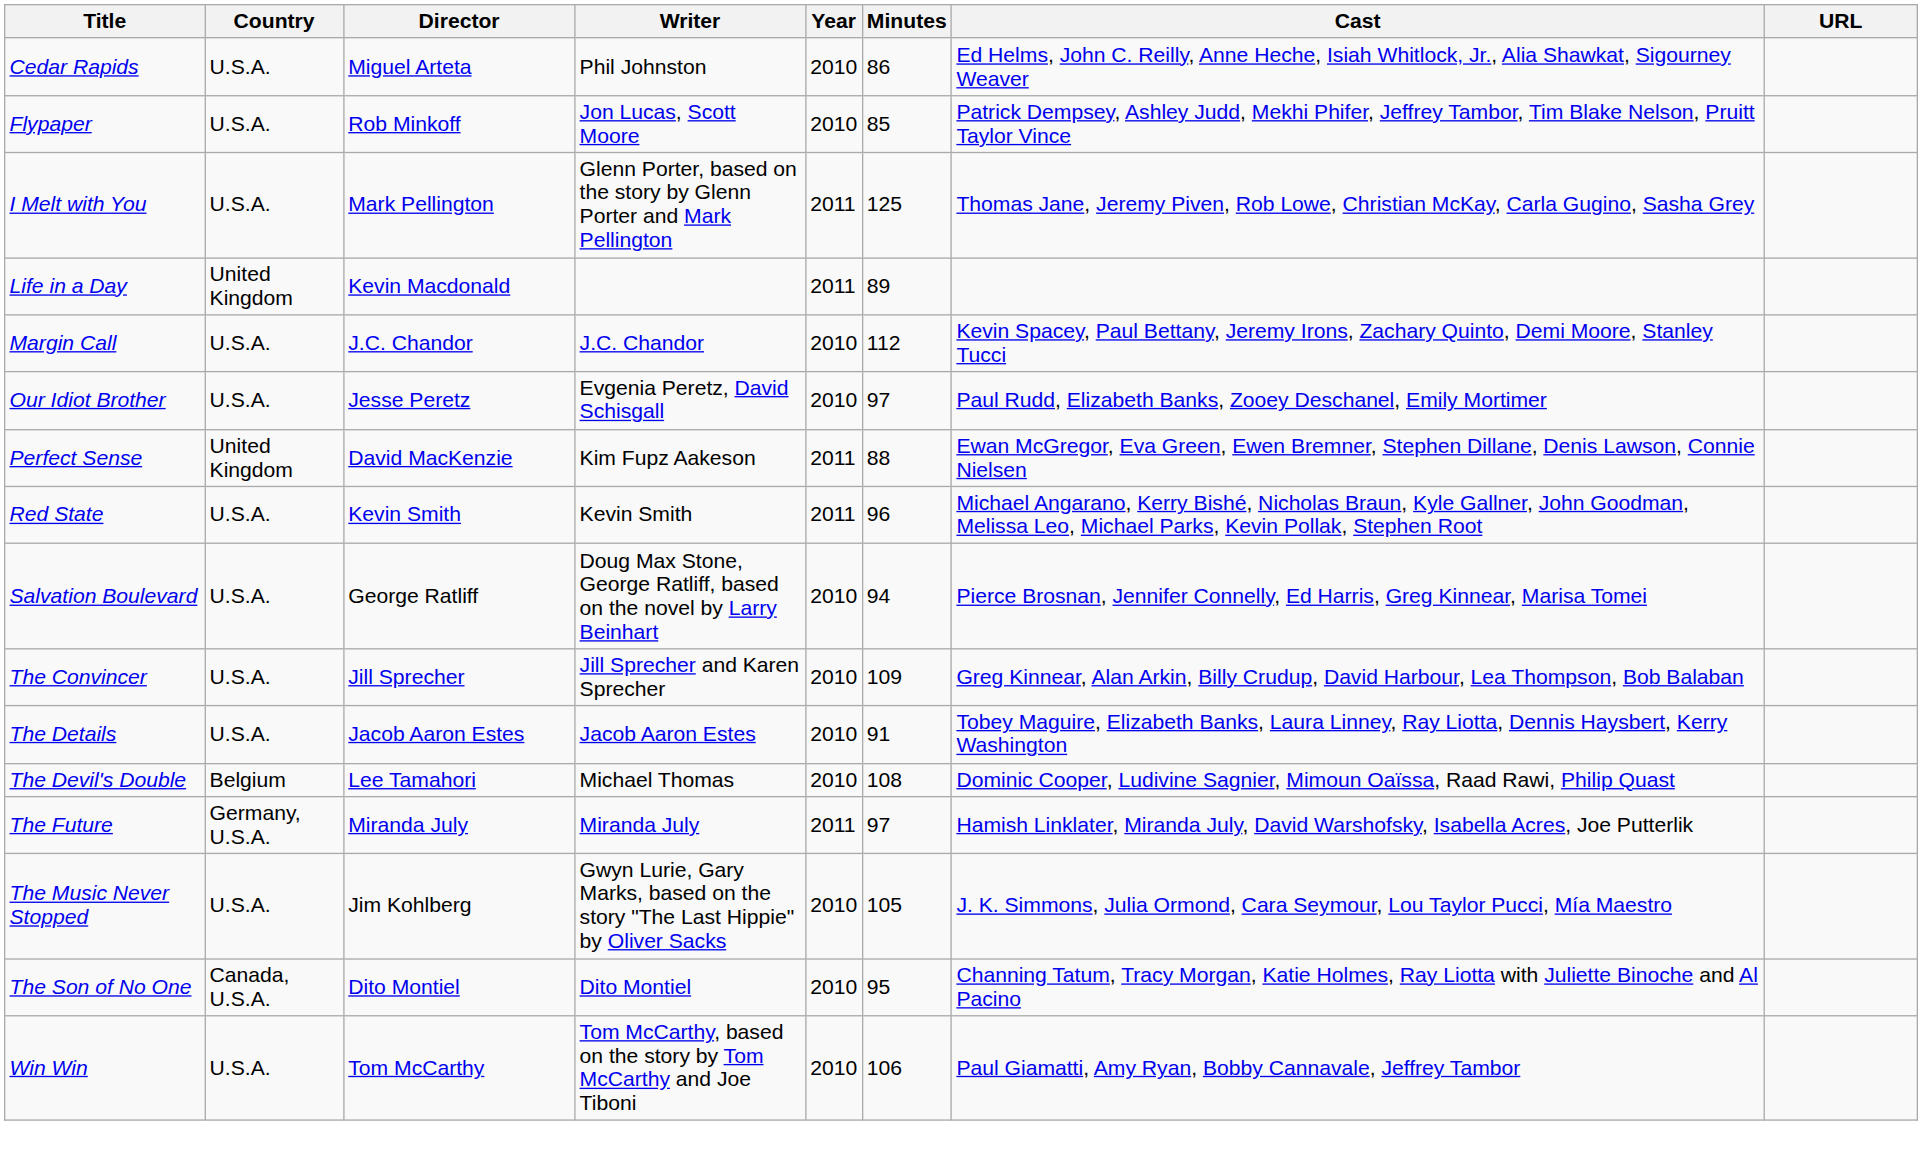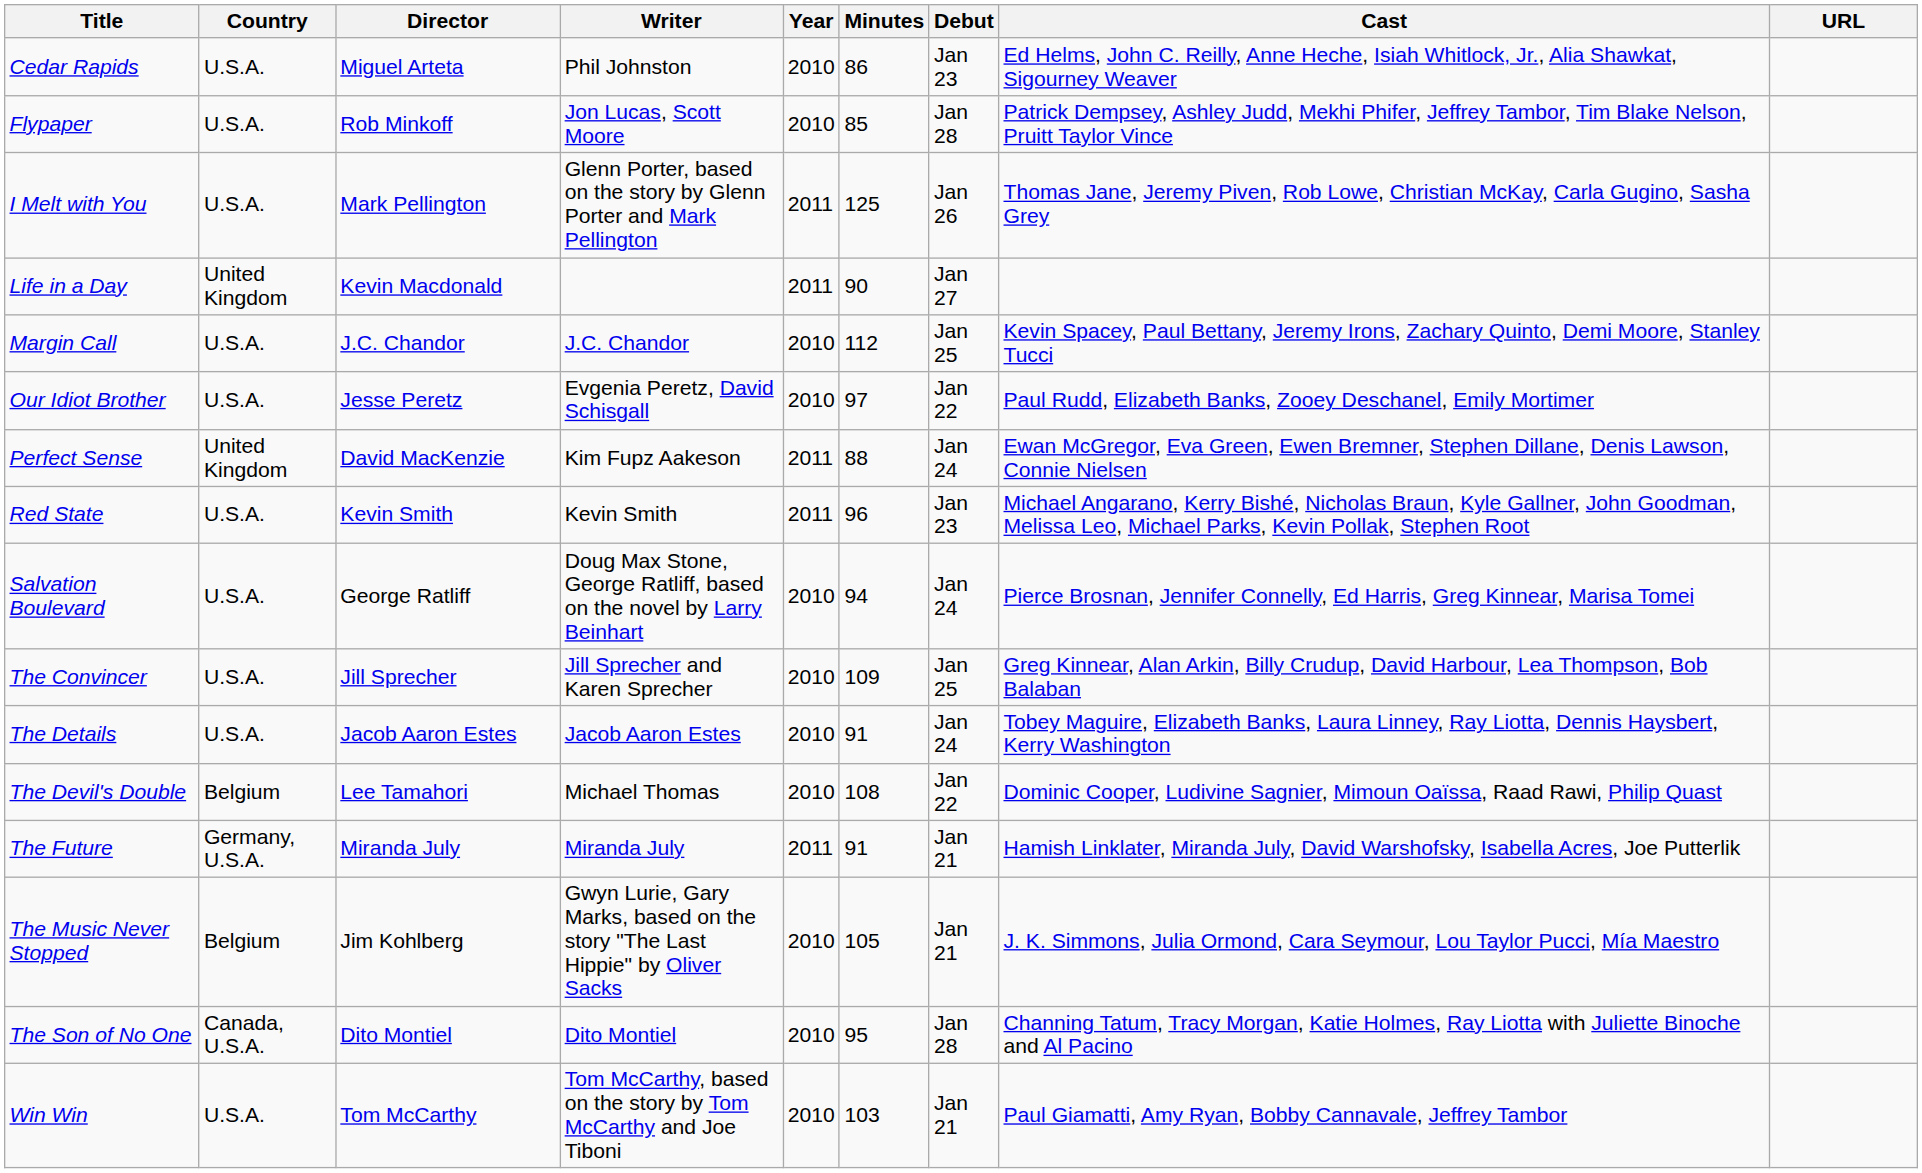+ column: (964, 21)
(879, 285) 89 -> (856, 285) 90
(879, 824) 97 -> (856, 848) 91
(240, 905) U.S.A. -> (242, 941) Belgium
(884, 1068) 106 -> (862, 1115) 103
